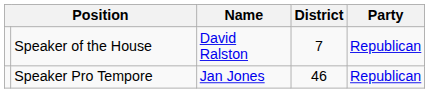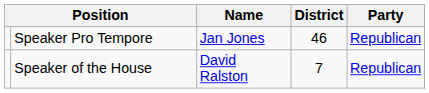rows swapped: (83, 46) <-> (83, 76)
